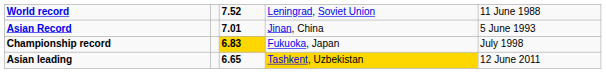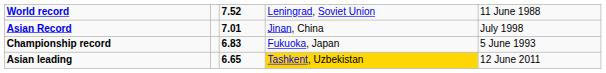(508, 28) 5 June 1993 -> (502, 28) July 1998
(231, 44) gold background -> (231, 44) no background
(502, 44) July 1998 -> (508, 44) 5 June 1993
